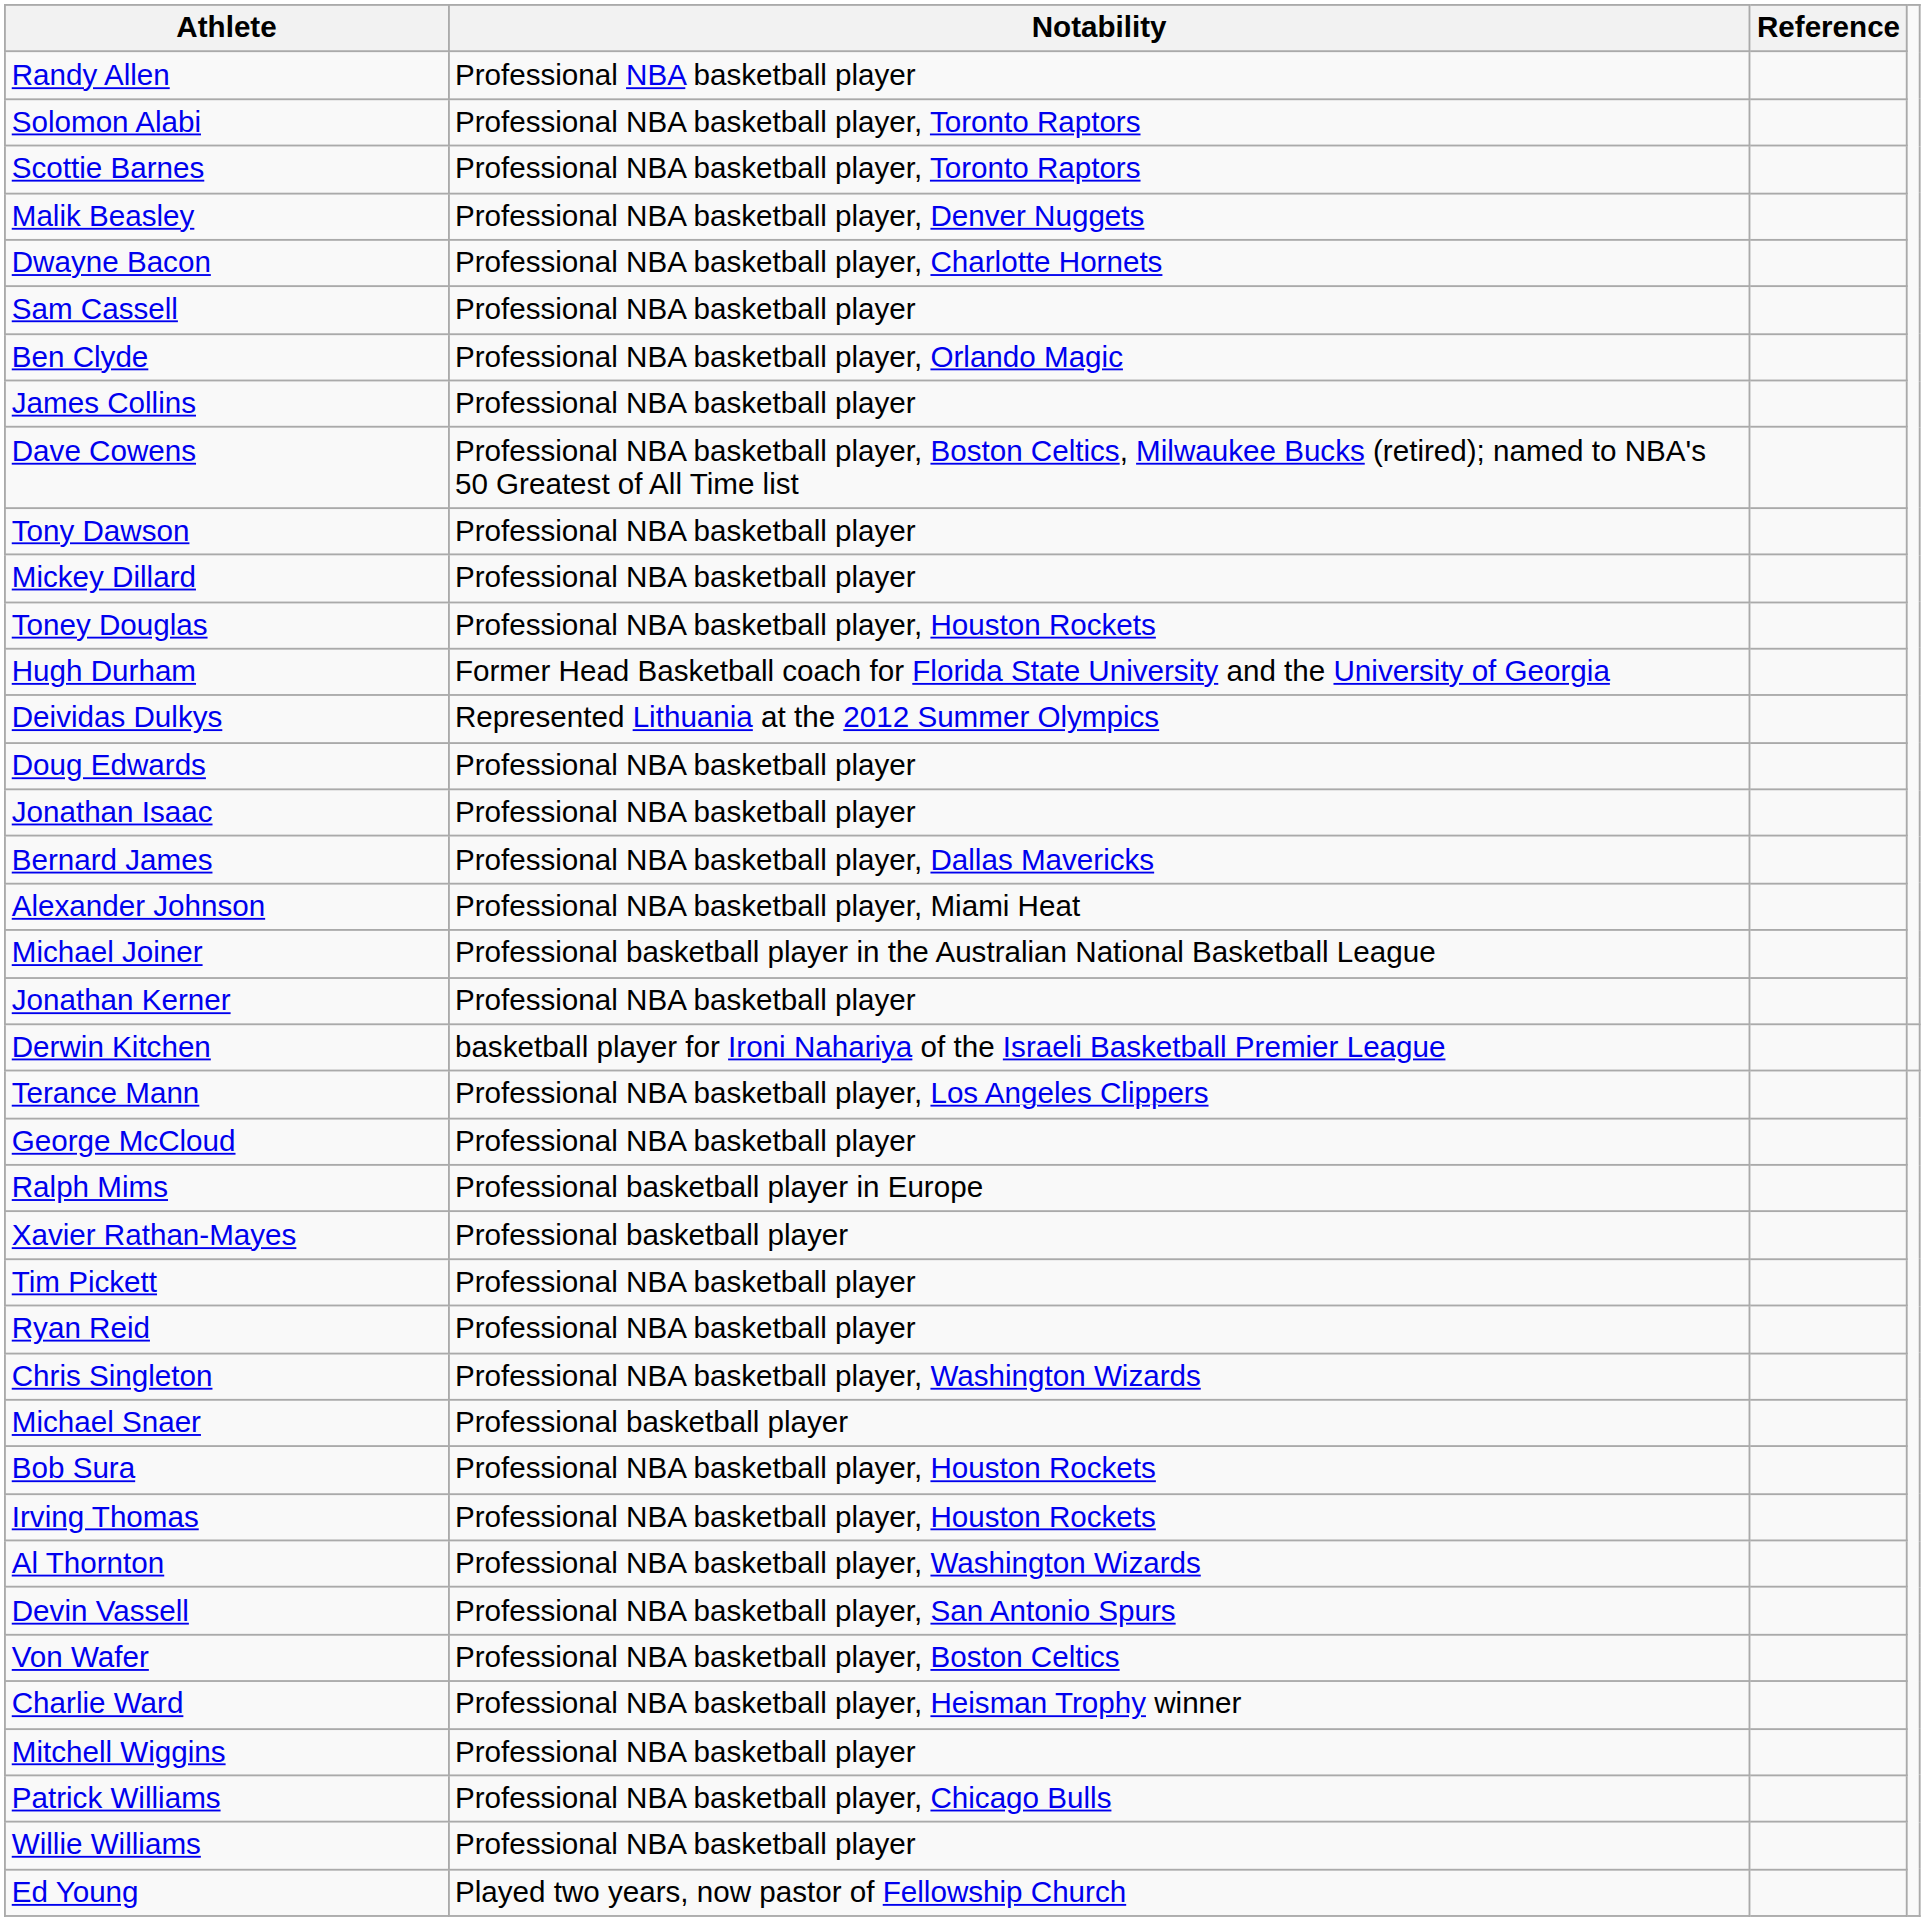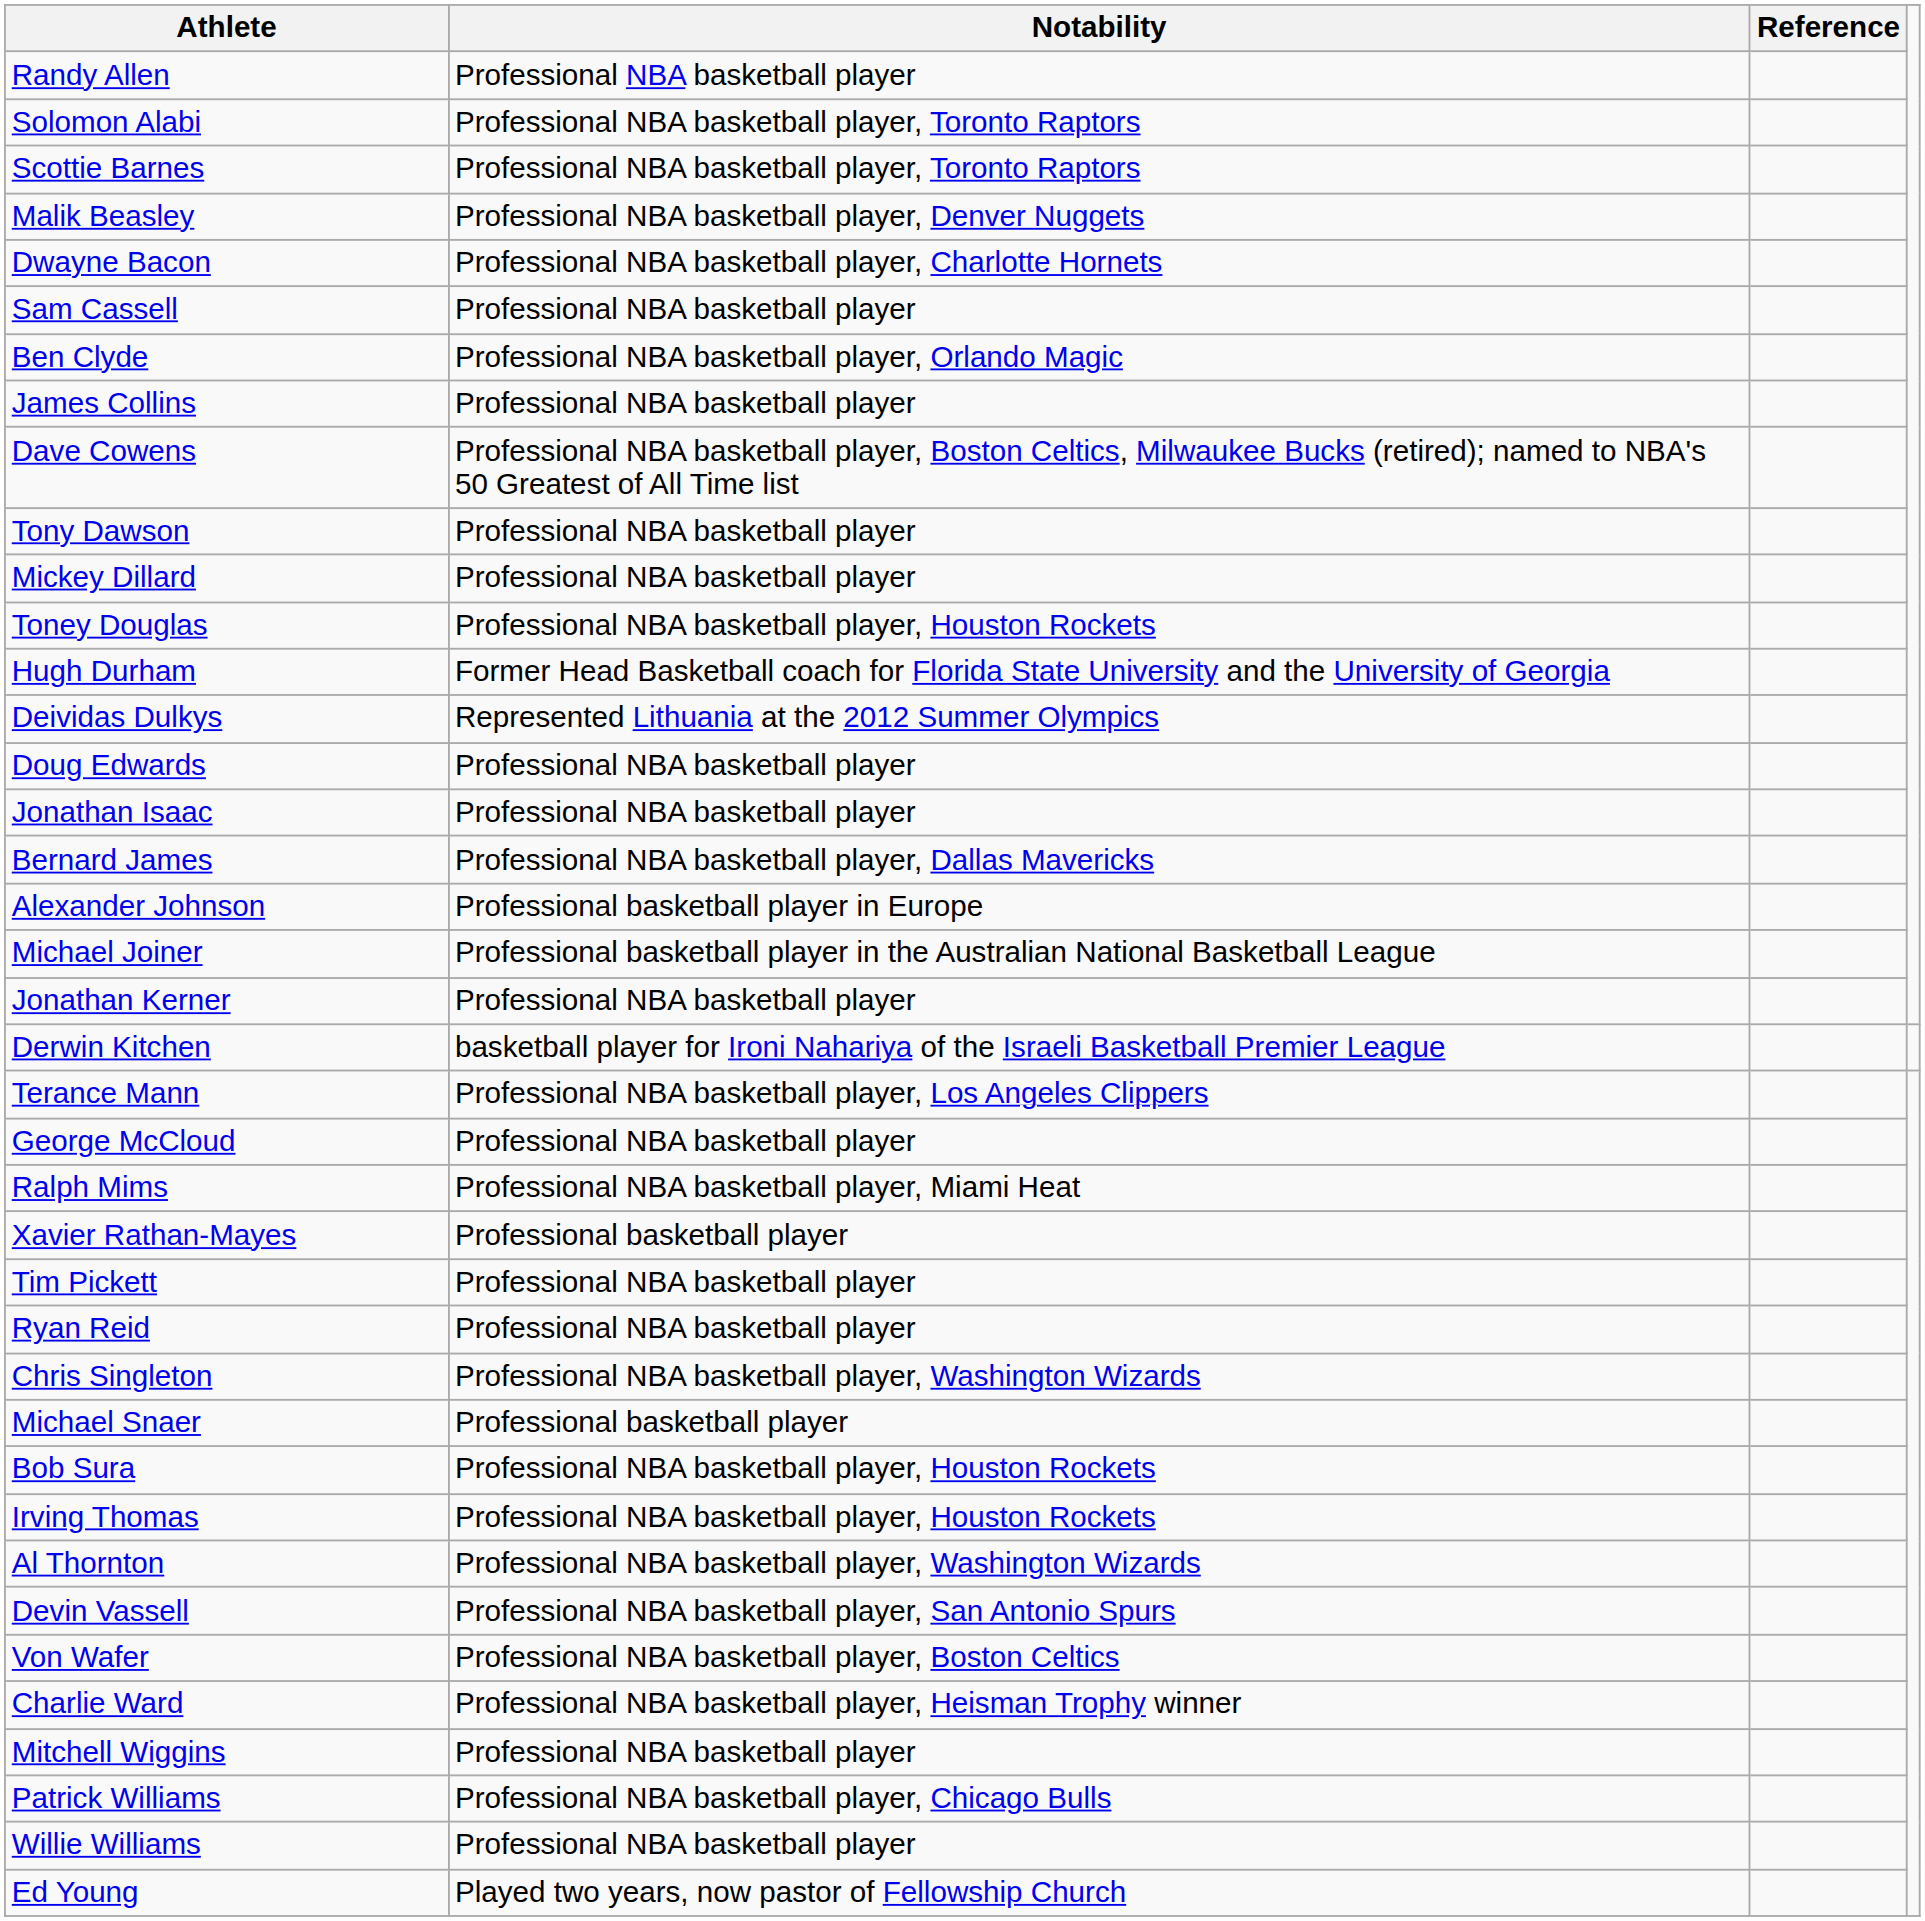(768, 906) Professional NBA basketball player, Miami Heat -> (719, 906) Professional basketball player in Europe
(719, 1187) Professional basketball player in Europe -> (768, 1187) Professional NBA basketball player, Miami Heat
